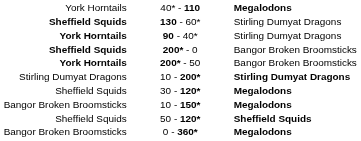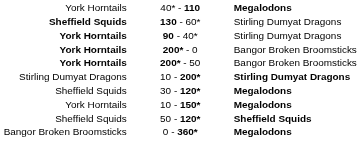(88, 49) Sheffield Squids -> (93, 49) York Horntails
(65, 104) Bangor Broken Broomsticks -> (96, 104) York Horntails
